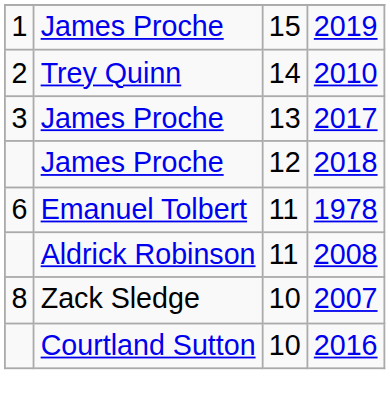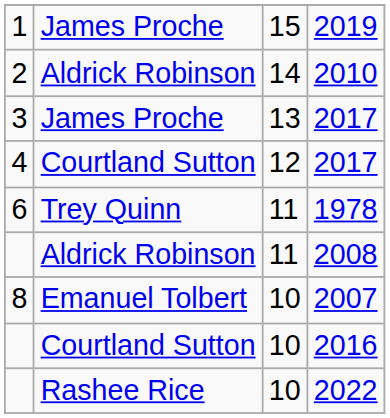(111, 72) Trey Quinn -> (148, 72) Aldrick Robinson
+ row: (19, 163)
- row: (19, 164)
(144, 208) Emanuel Tolbert -> (111, 208) Trey Quinn
(120, 299) Zack Sledge -> (144, 299) Emanuel Tolbert
+ row: (19, 391)
